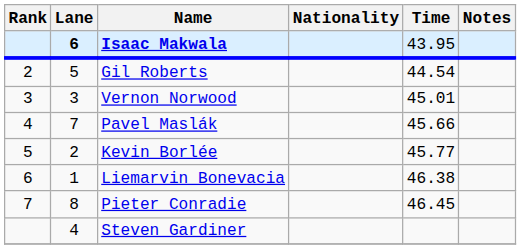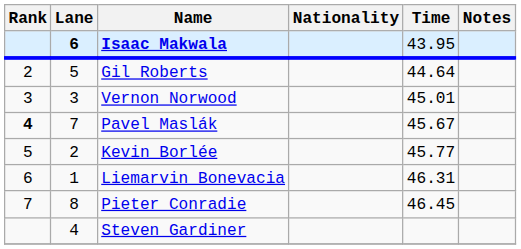(431, 73) 44.54 -> (431, 73) 44.64
(28, 125) normal -> (28, 125) bold
(431, 125) 45.66 -> (431, 125) 45.67
(431, 178) 46.38 -> (431, 178) 46.31
